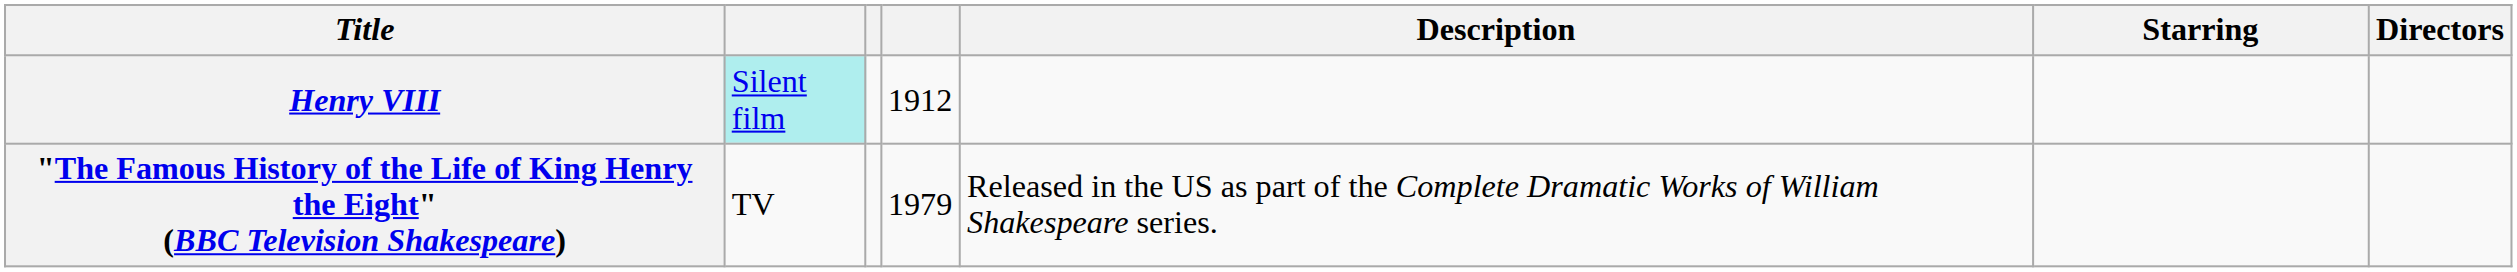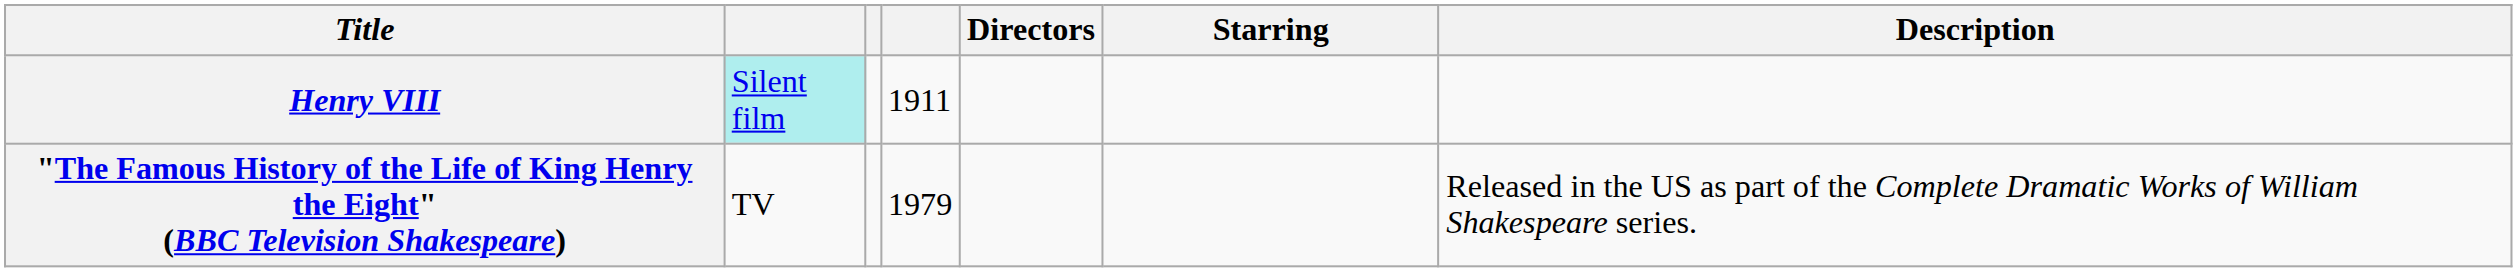columns swapped: (2440, 30) <-> (1496, 30)
(920, 99) 1912 -> (920, 99) 1911
